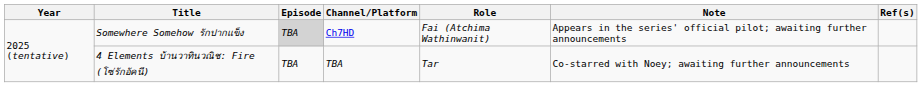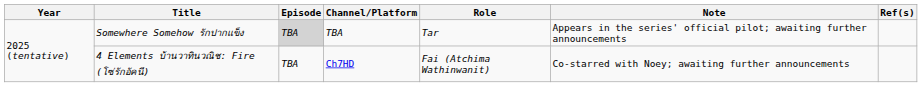(340, 33) Ch7HD -> (334, 33) TBA
(456, 33) Fai (Atchima Wathinwanit) -> (430, 33) Tar
(334, 64) TBA -> (340, 64) Ch7HD
(430, 64) Tar -> (456, 64) Fai (Atchima Wathinwanit)
